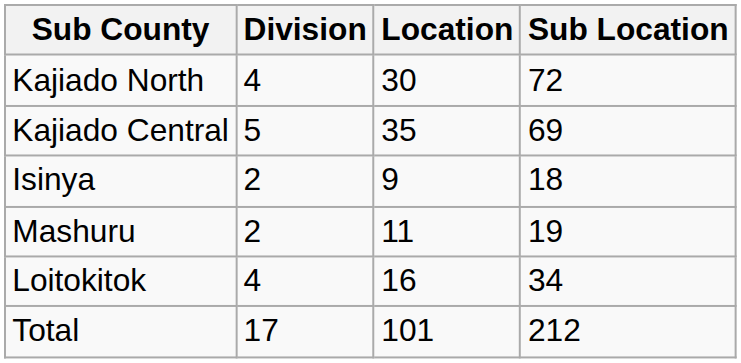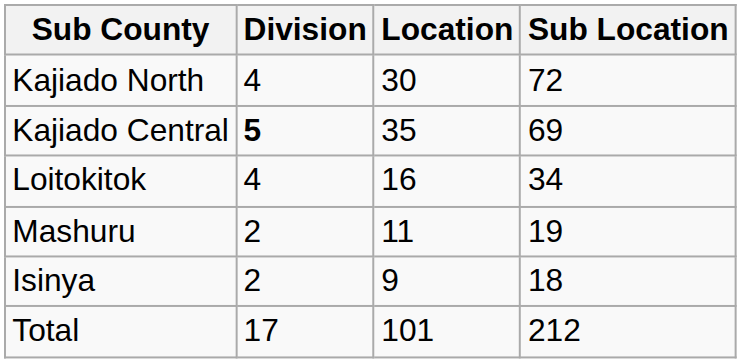(252, 130) normal -> (252, 130) bold
rows swapped: (54, 180) <-> (79, 280)
